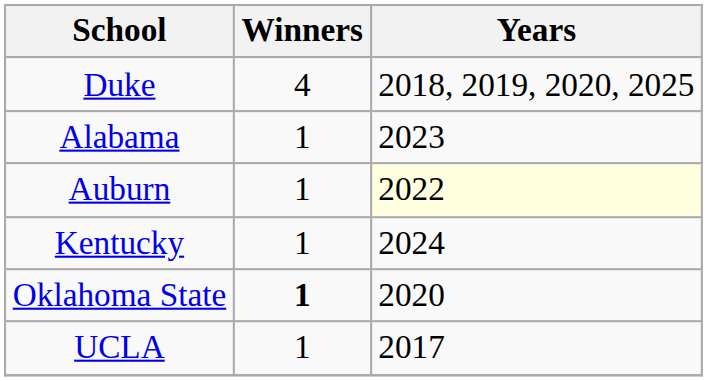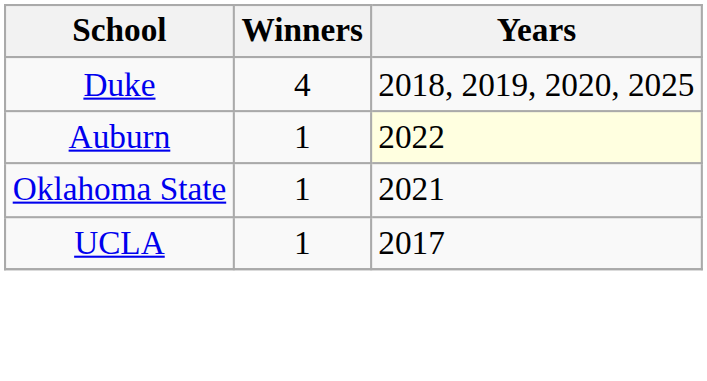- row: (119, 136)
- row: (119, 242)
(302, 294) bold -> (302, 189) normal
(412, 294) 2020 -> (412, 189) 2021
